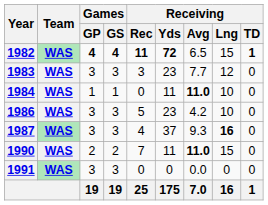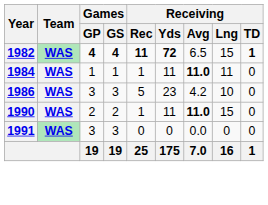- row: (21, 72)
(141, 92) 0 -> (141, 72) 1
(227, 92) 10 -> (227, 72) 11
- row: (21, 131)
(141, 151) 7 -> (141, 111) 1
